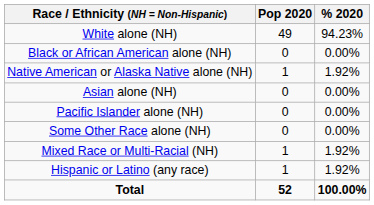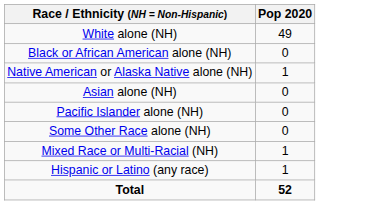- column: (342, 14)
